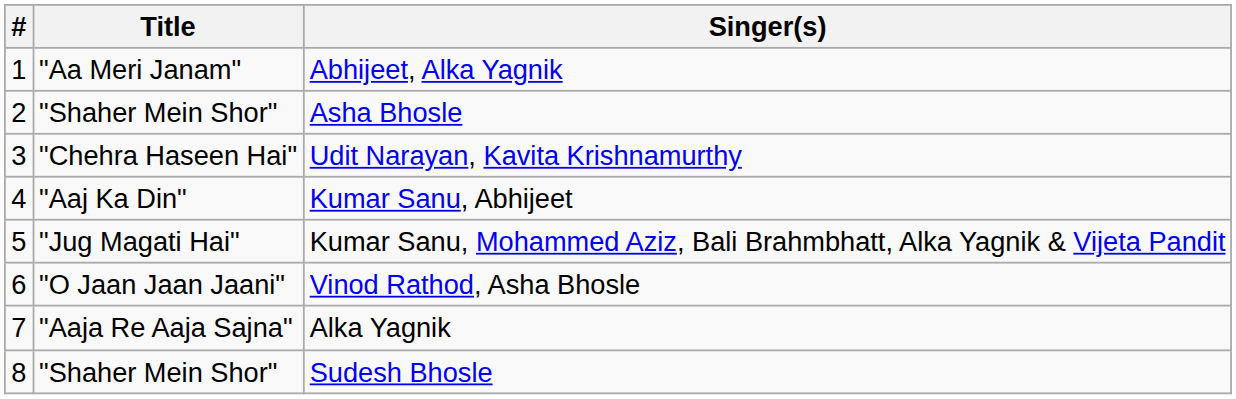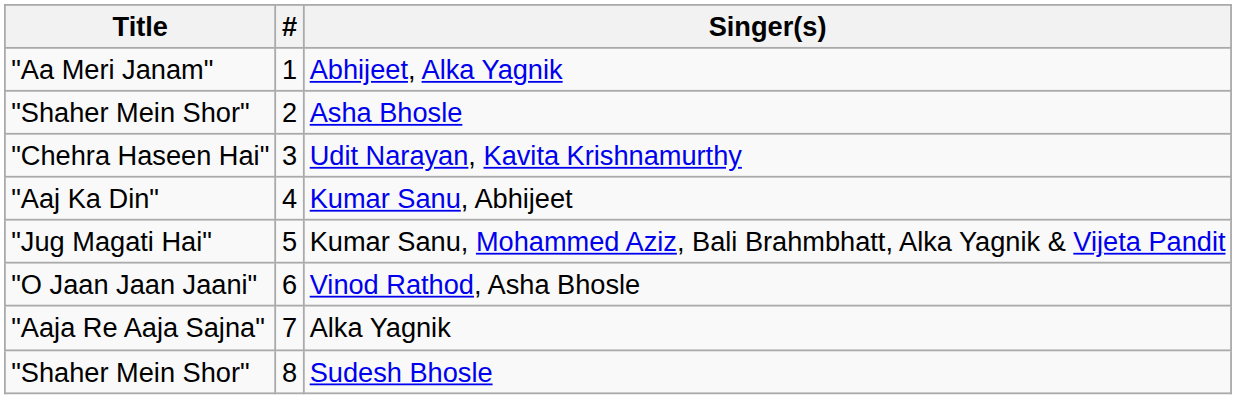columns swapped: (19, 27) <-> (168, 27)
